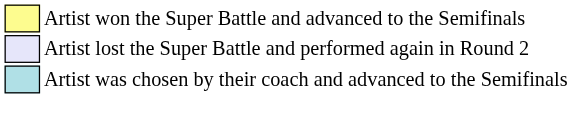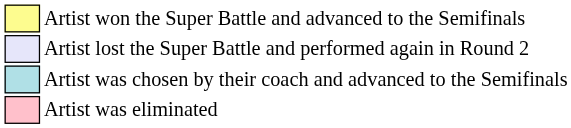+ row: (131, 109)
